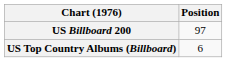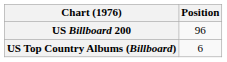(200, 30) 97 -> (200, 30) 96
